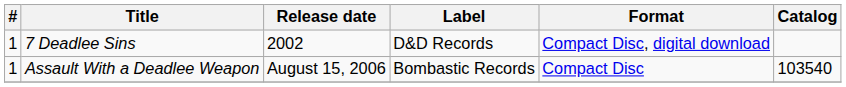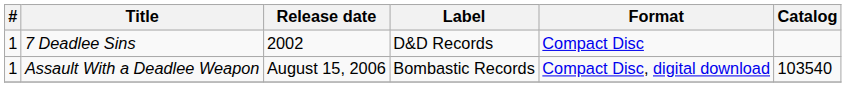(656, 43) Compact Disc, digital download -> (593, 43) Compact Disc
(593, 69) Compact Disc -> (656, 69) Compact Disc, digital download
